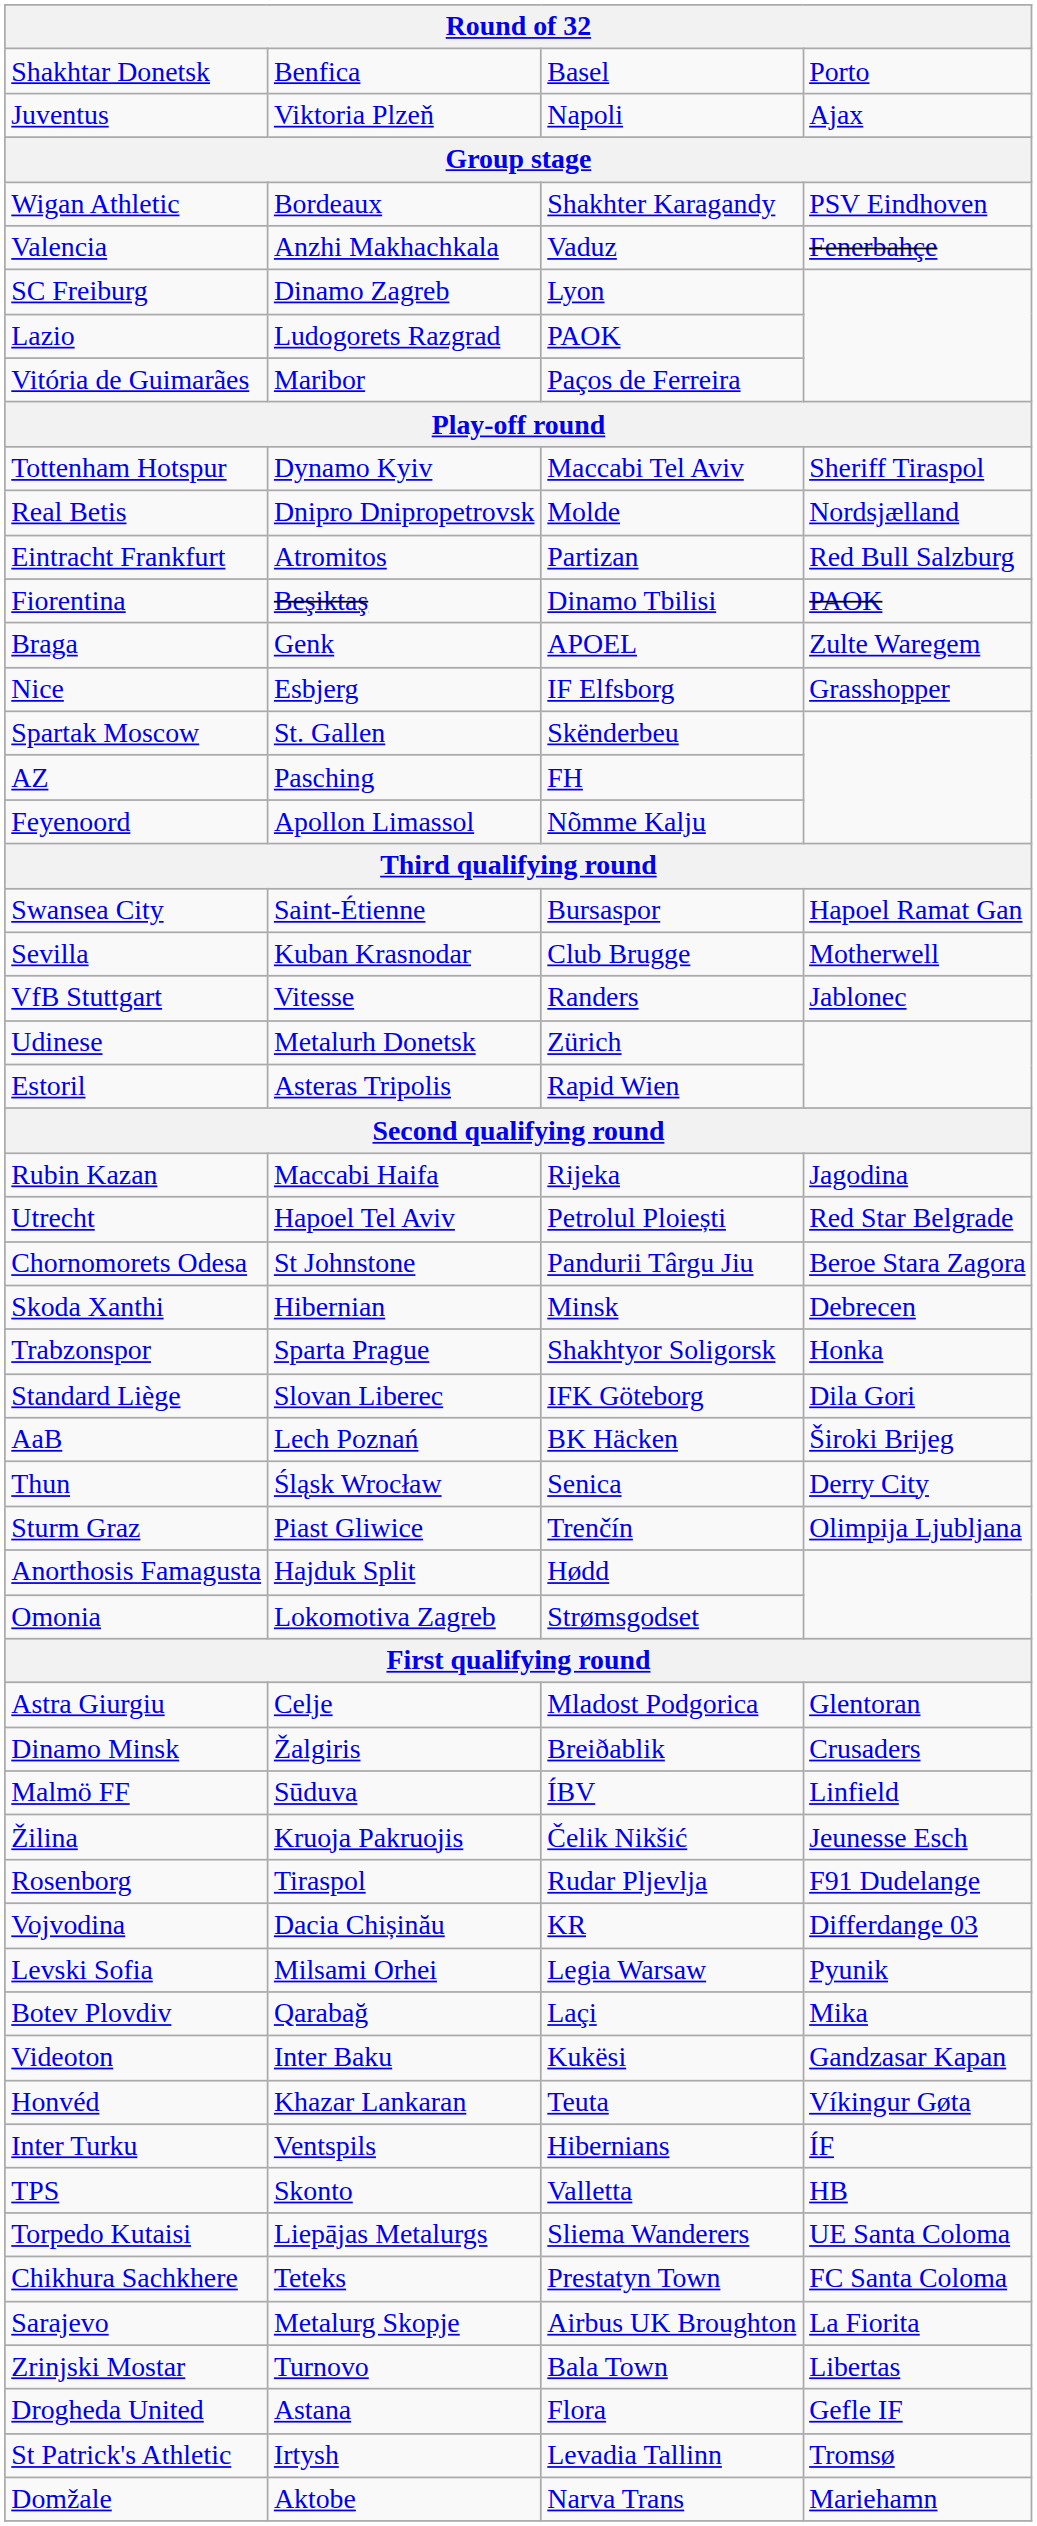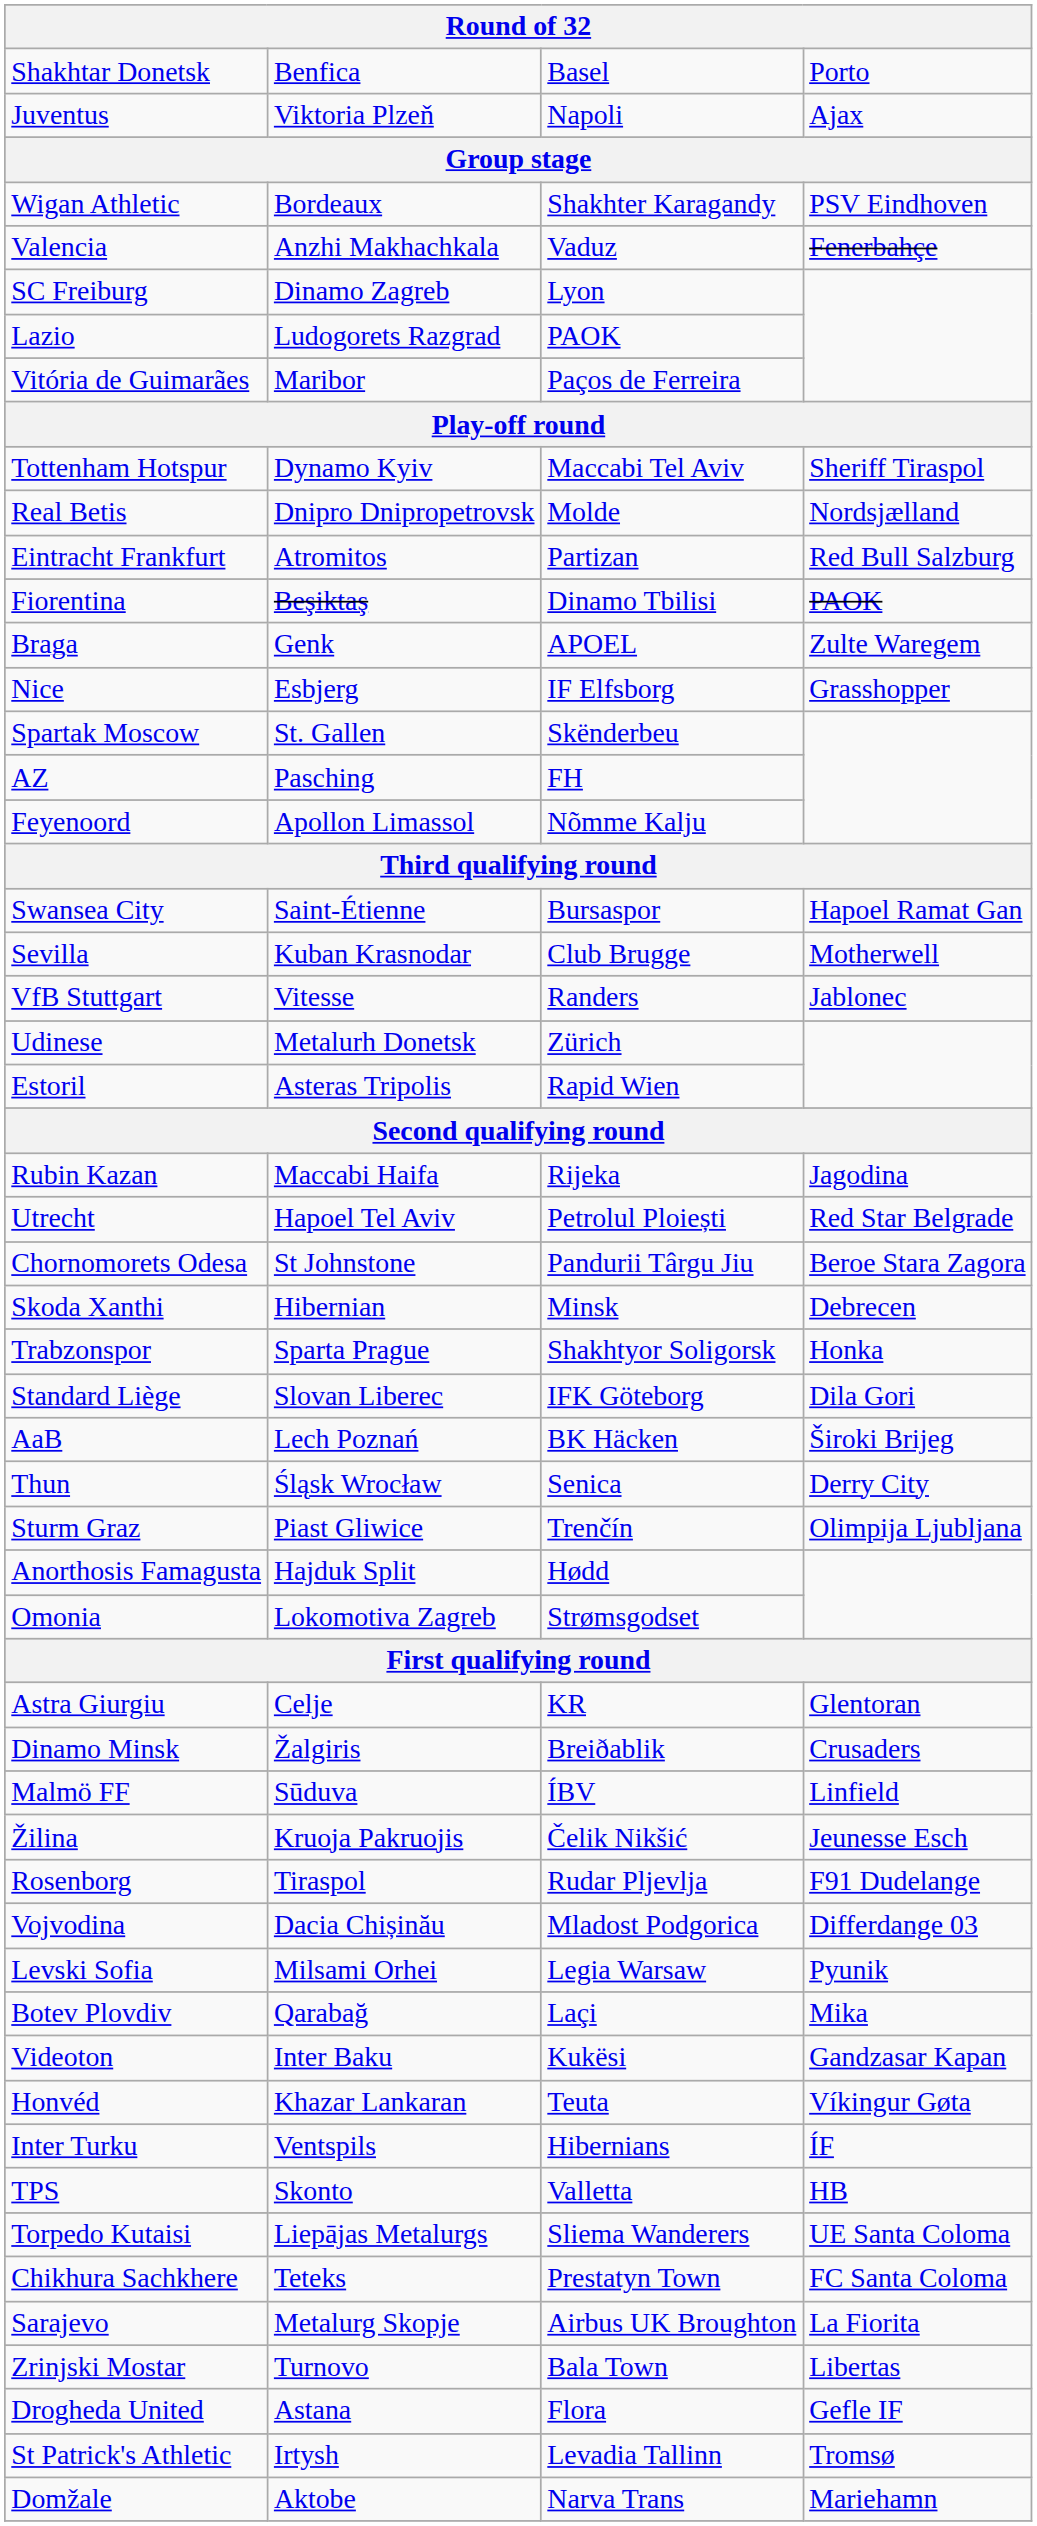(653, 1704) Mladost Podgorica -> (567, 1704) KR
(567, 1925) KR -> (653, 1925) Mladost Podgorica
